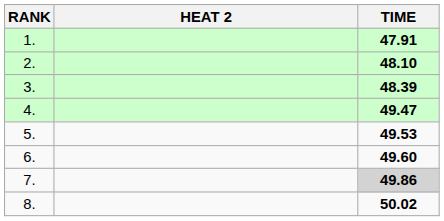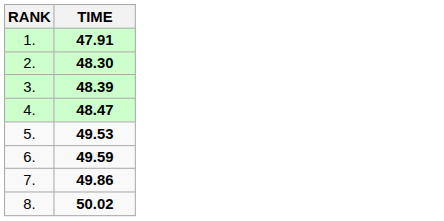- column: (206, 17)
(398, 63) 48.10 -> (95, 63) 48.30
(398, 110) 49.47 -> (95, 110) 48.47
(398, 157) 49.60 -> (95, 157) 49.59
(398, 181) lightgrey background -> (95, 181) no background
